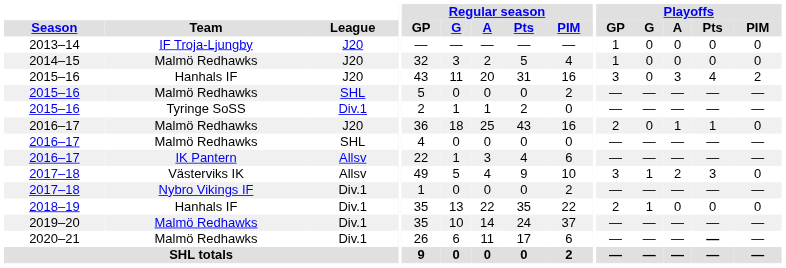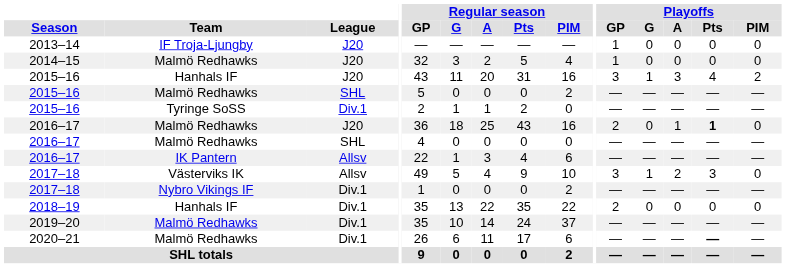(649, 76) 0 -> (649, 76) 1
(713, 125) normal -> (713, 125) bold
(649, 206) 1 -> (649, 206) 0
